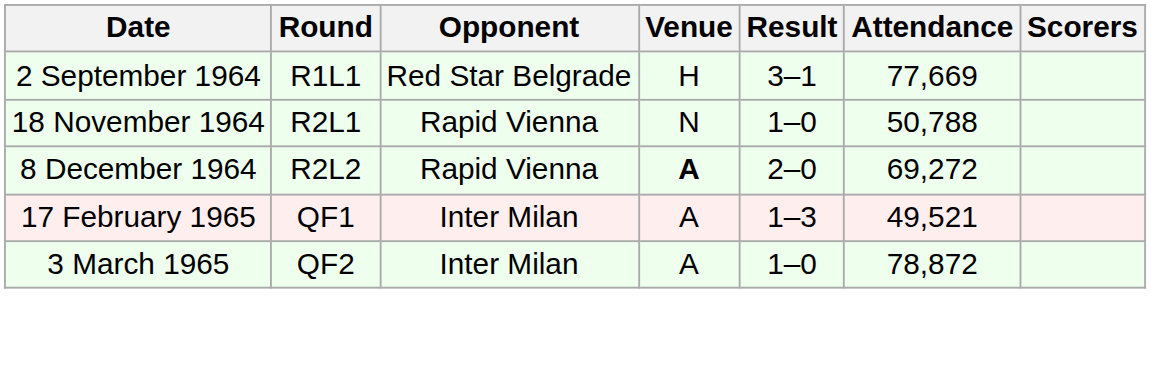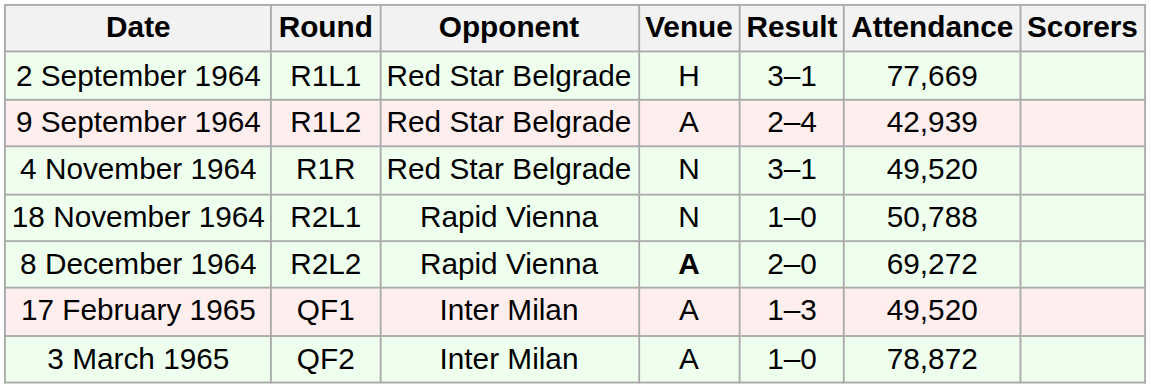+ row: (138, 122)
+ row: (138, 169)
(932, 216) 49,521 -> (932, 311) 49,520
